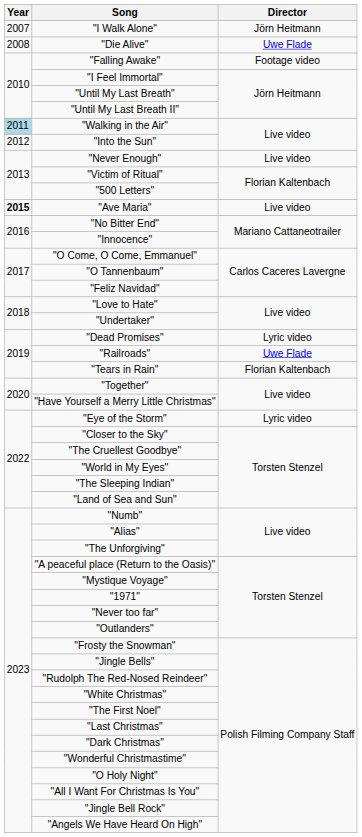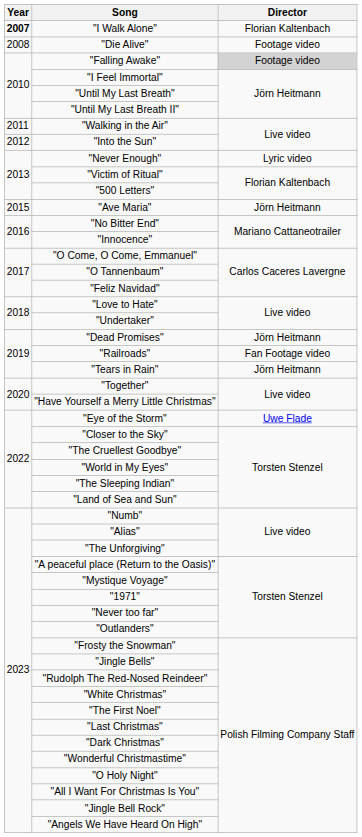(18, 28) normal -> (18, 28) bold
(287, 28) Jörn Heitmann -> (287, 28) Florian Kaltenbach
(287, 45) Uwe Flade -> (287, 45) Footage video
(287, 61) no background -> (287, 61) lightgrey background
(18, 126) lightblue background -> (18, 126) no background
(287, 158) Live video -> (287, 158) Lyric video
(18, 207) bold -> (18, 207) normal
(287, 207) Live video -> (287, 207) Jörn Heitmann
(287, 337) Lyric video -> (287, 337) Jörn Heitmann
(287, 353) Uwe Flade -> (287, 353) Fan Footage video
(287, 369) Florian Kaltenbach -> (287, 369) Jörn Heitmann
(287, 418) Lyric video -> (287, 418) Uwe Flade
